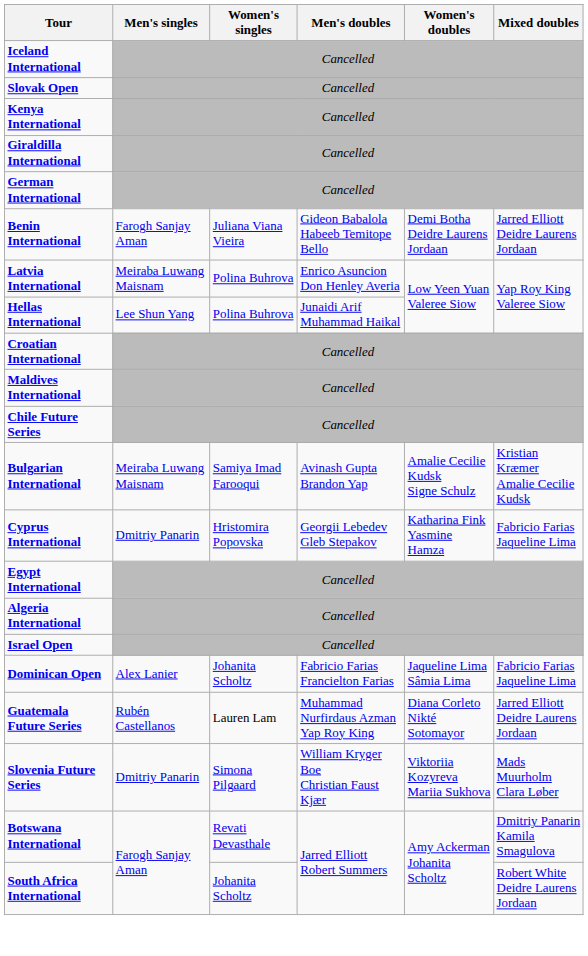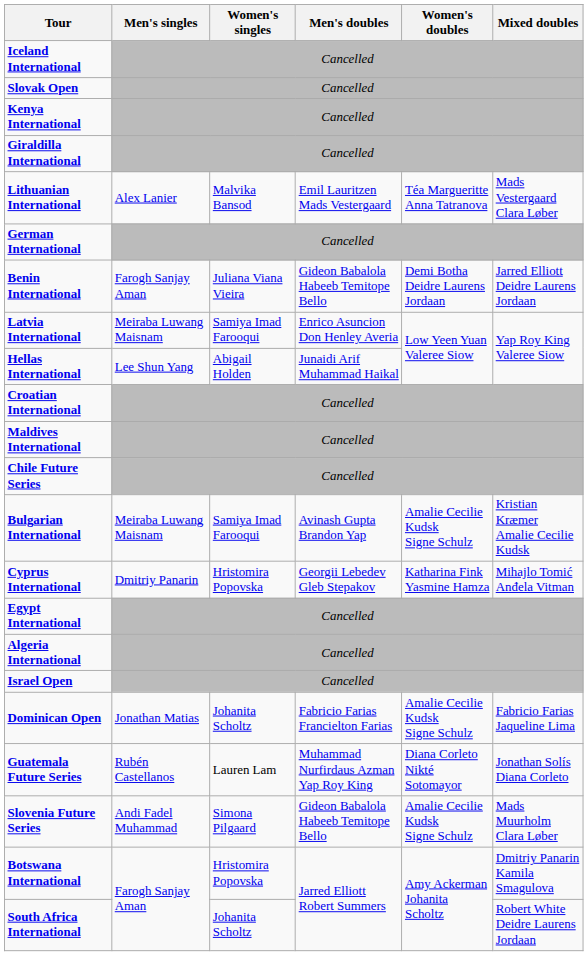+ row: (44, 197)
(253, 277) Polina Buhrova -> (247, 329) Samiya Imad Farooqui
(253, 314) Polina Buhrova -> (232, 366) Abigail Holden
(536, 535) Fabricio Farias Jaqueline Lima -> (535, 579) Mihajlo Tomić Anđela Vitman
(147, 673) Alex Lanier -> (157, 717) Jonathan Matias
(447, 673) Jaqueline Lima Sâmia Lima -> (444, 717) Amalie Cecilie Kudsk Signe Schulz
(537, 717) Jarred Elliott Deidre Laurens Jordaan -> (533, 769) Jonathan Solís Diana Corleto
(157, 776) Dmitriy Panarin -> (146, 821) Andi Fadel Muhammad
(341, 776) William Kryger Boe Christian Faust Kjær -> (344, 821) Gideon Babalola Habeeb Temitope Bello
(449, 776) Viktoriia Kozyreva Mariia Sukhova -> (444, 821) Amalie Cecilie Kudsk Signe Schulz
(241, 836) Revati Devasthale -> (241, 872) Hristomira Popovska
